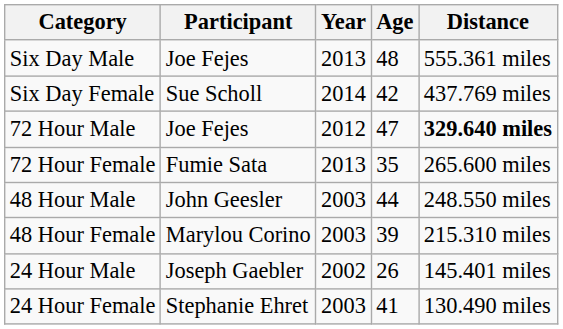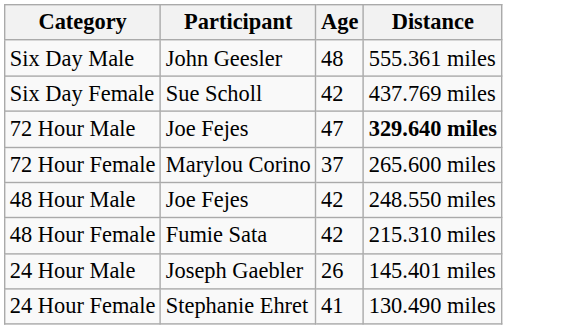- column: (343, 22)
(207, 57) Joe Fejes -> (224, 57) John Geesler
(216, 164) Fumie Sata -> (238, 164) Marylou Corino
(387, 164) 35 -> (332, 164) 37
(224, 199) John Geesler -> (207, 199) Joe Fejes
(387, 199) 44 -> (332, 199) 42
(238, 235) Marylou Corino -> (216, 235) Fumie Sata
(387, 235) 39 -> (332, 235) 42
